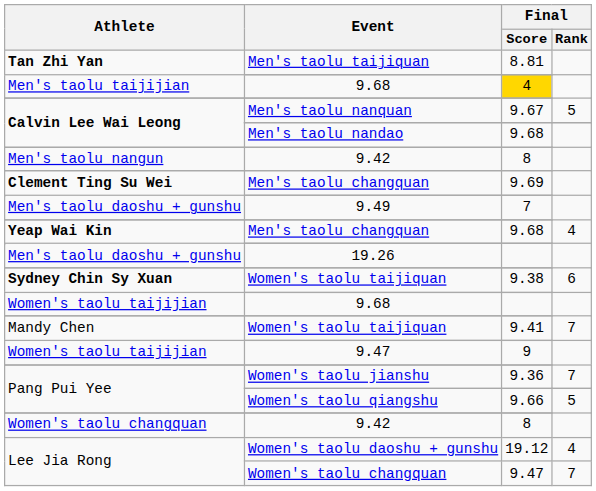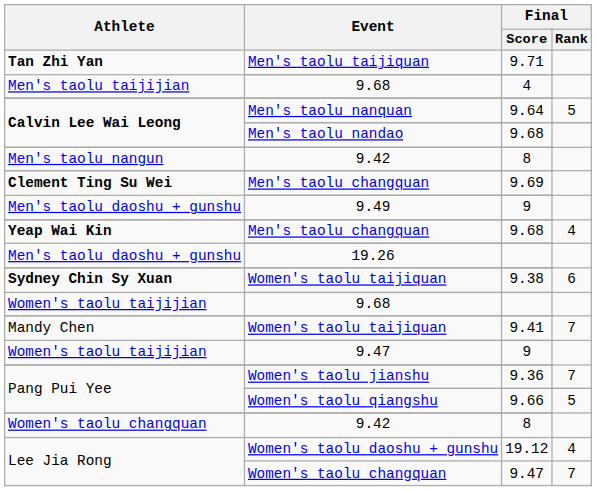(527, 62) 8.81 -> (527, 62) 9.71
(527, 86) gold background -> (527, 86) no background
(527, 110) 9.67 -> (527, 110) 9.64
(527, 207) 7 -> (527, 207) 9
